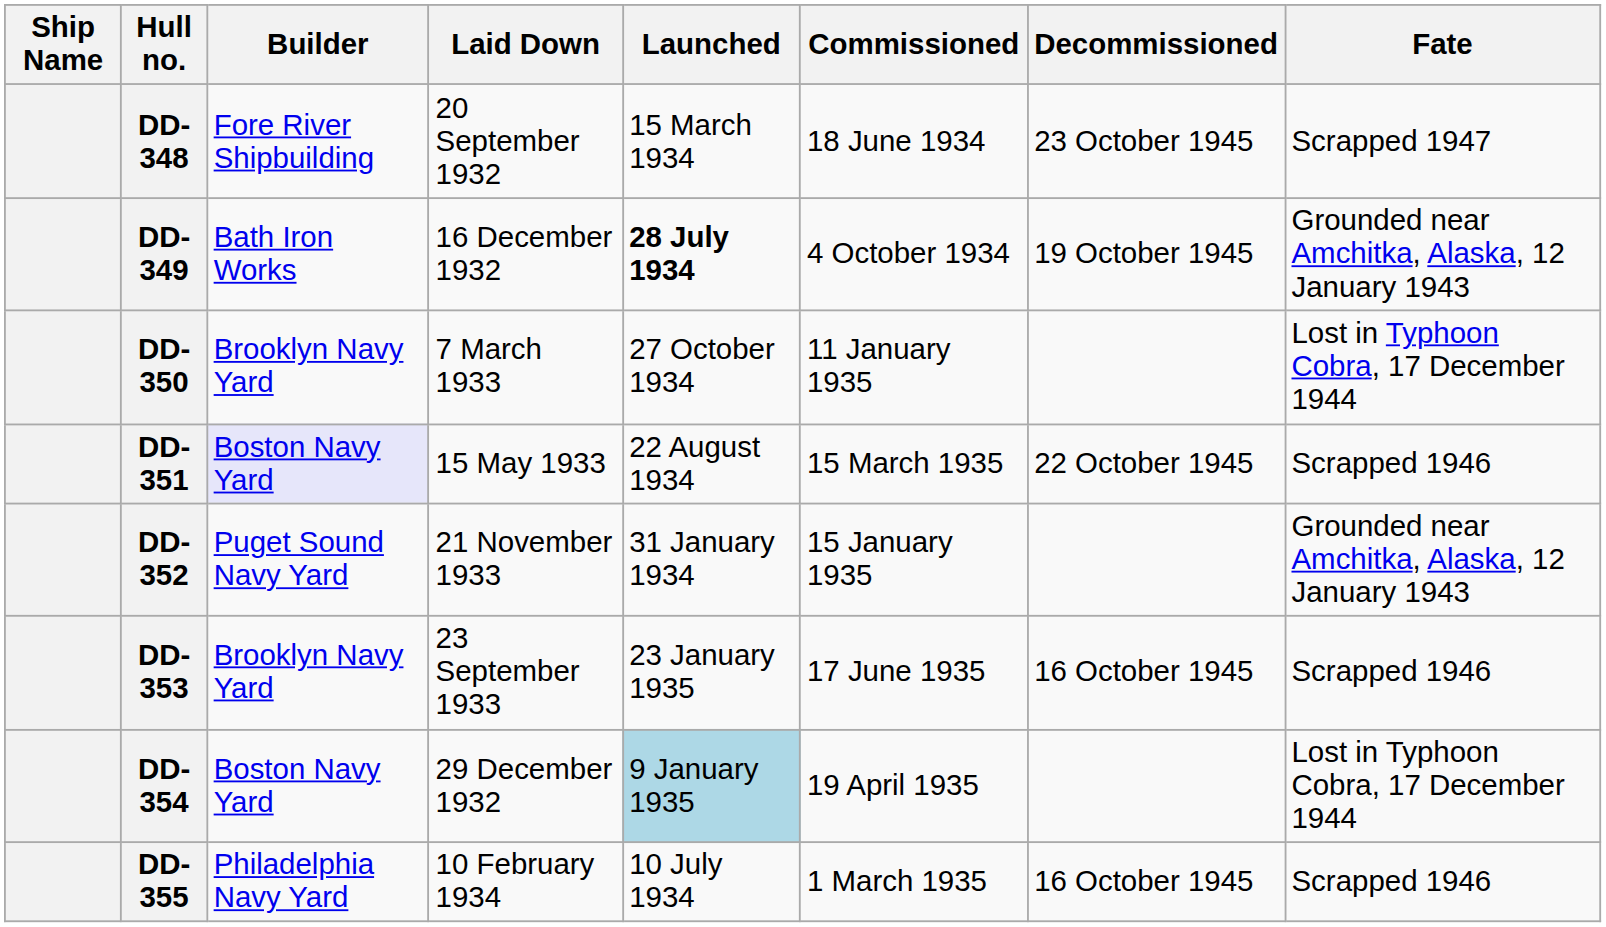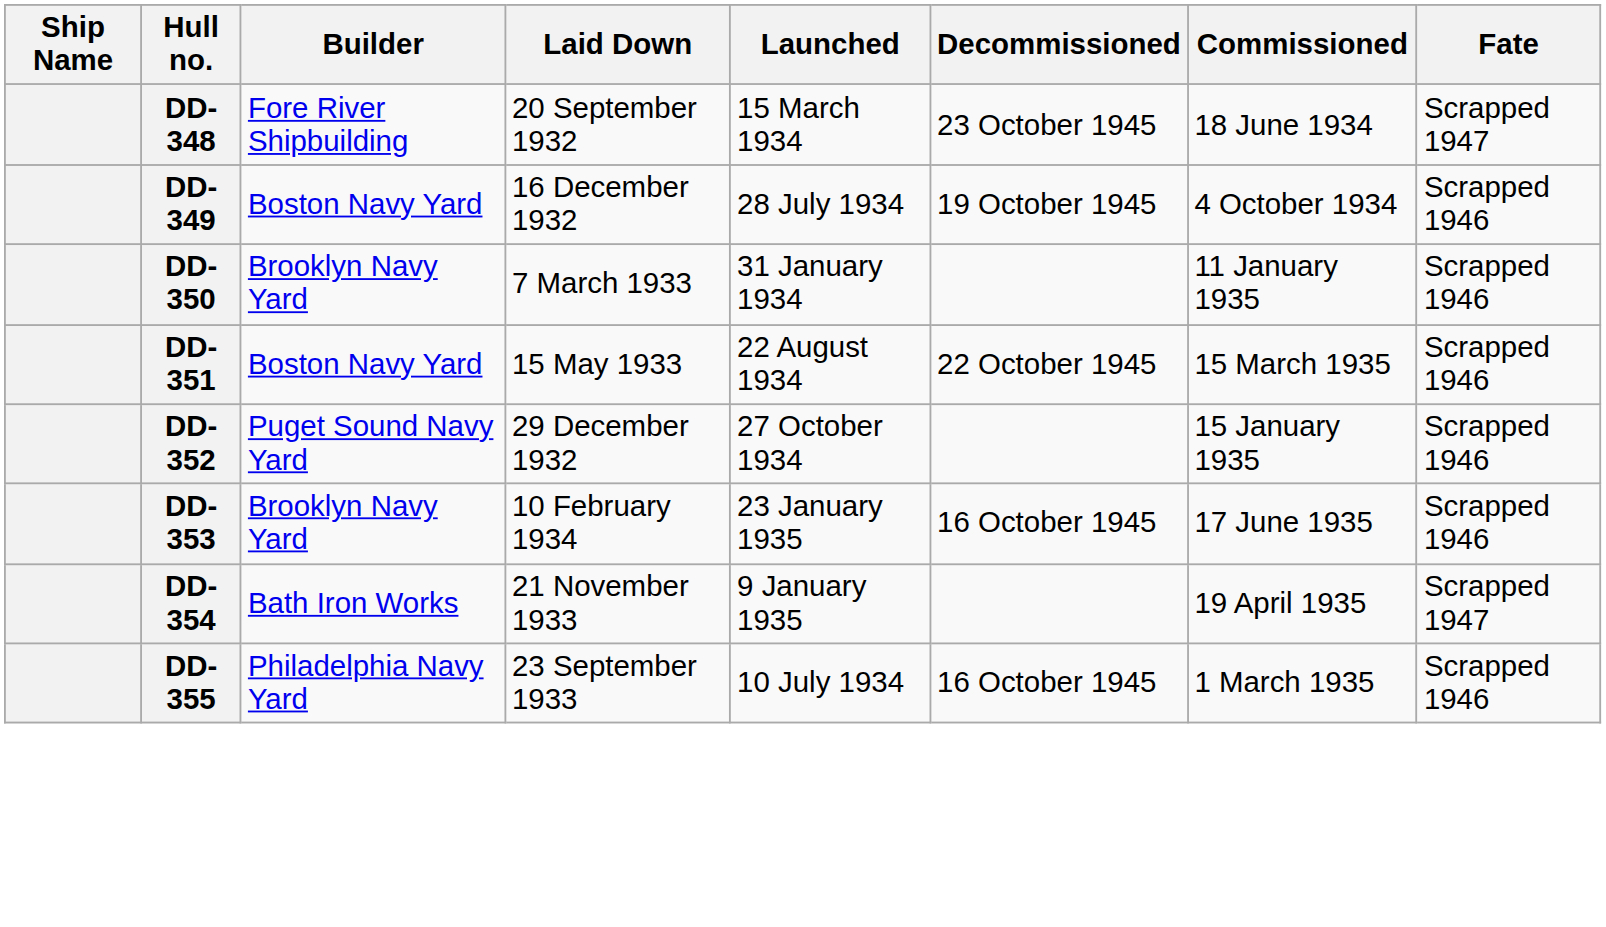columns swapped: (914, 44) <-> (1156, 44)
(273, 253) Bath Iron Works -> (365, 204) Boston Navy Yard
(679, 253) bold -> (821, 204) normal
(1428, 253) Grounded near Amchitka, Alaska, 12 January 1943 -> (1487, 204) Scrapped 1946
(702, 366) 27 October 1934 -> (810, 283) 31 January 1934
(1428, 366) Lost in Typhoon Cobra, 17 December 1944 -> (1487, 283) Scrapped 1946
(297, 463) lavender background -> (365, 363) no background
(524, 559) 21 November 1933 -> (600, 443) 29 December 1932
(702, 559) 31 January 1934 -> (810, 443) 27 October 1934
(1428, 559) Grounded near Amchitka, Alaska, 12 January 1943 -> (1487, 443) Scrapped 1946
(508, 672) 23 September 1933 -> (591, 523) 10 February 1934
(297, 785) Boston Navy Yard -> (353, 603) Bath Iron Works
(524, 785) 29 December 1932 -> (600, 603) 21 November 1933
(694, 785) lightblue background -> (802, 603) no background
(1428, 785) Lost in Typhoon Cobra, 17 December 1944 -> (1487, 603) Scrapped 1947
(515, 881) 10 February 1934 -> (604, 682) 23 September 1933
